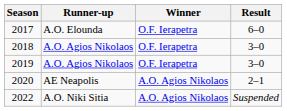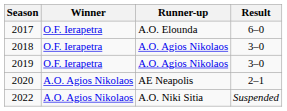columns swapped: (183, 13) <-> (88, 13)
